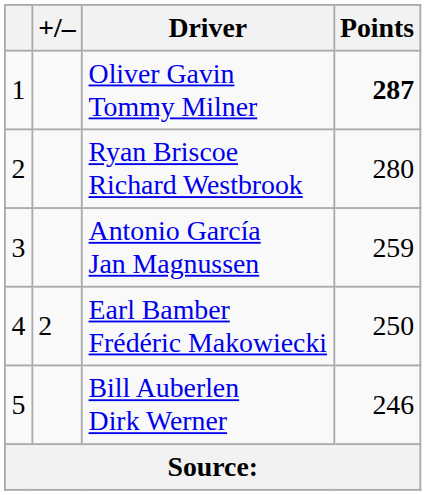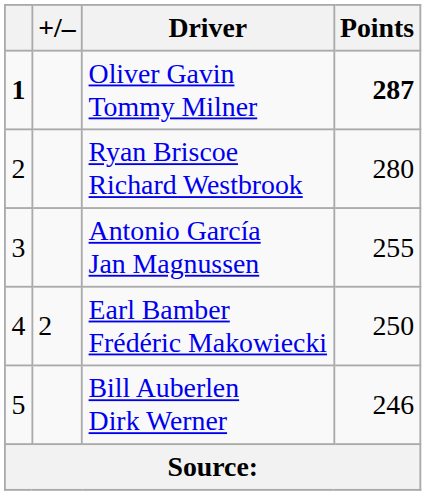(18, 89) normal -> (18, 89) bold
(393, 247) 259 -> (393, 247) 255
